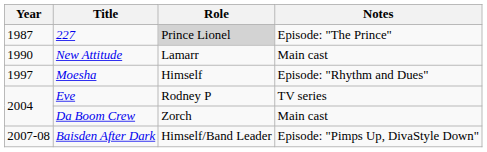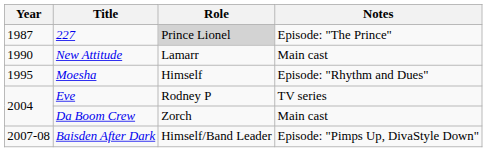(20, 75) 1997 -> (20, 75) 1995
